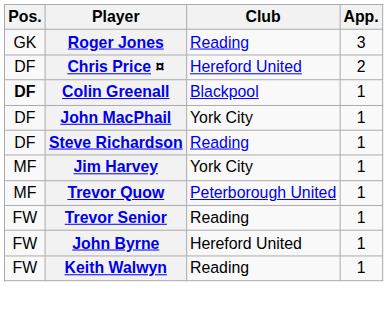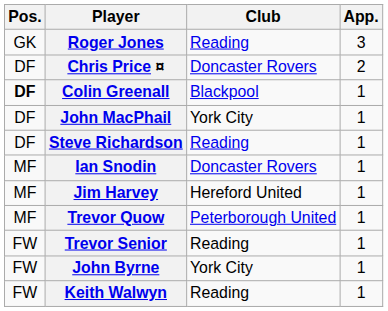(246, 67) Hereford United -> (253, 67) Doncaster Rovers
+ row: (116, 167)
(221, 167) York City -> (246, 192) Hereford United
(246, 243) Hereford United -> (221, 268) York City
